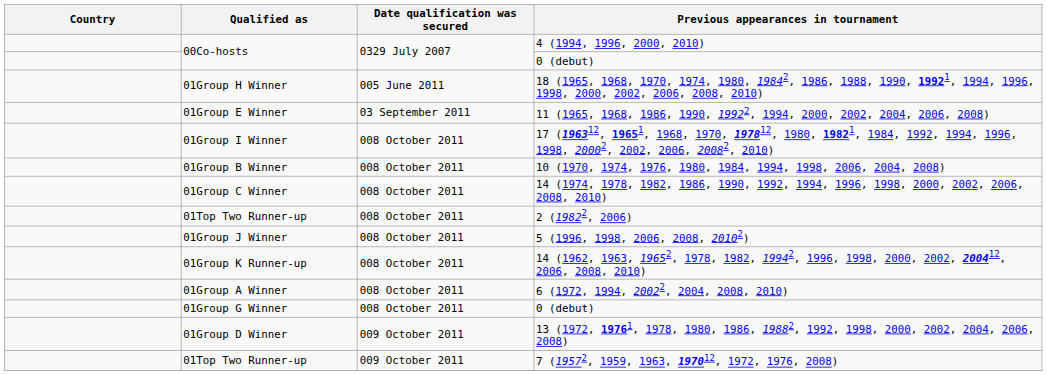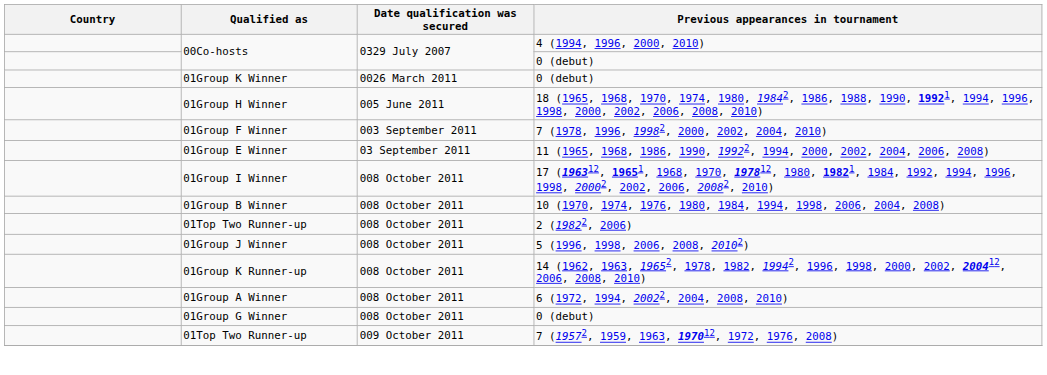+ row: (235, 78)
+ row: (235, 130)
- row: (235, 191)
- row: (235, 334)
